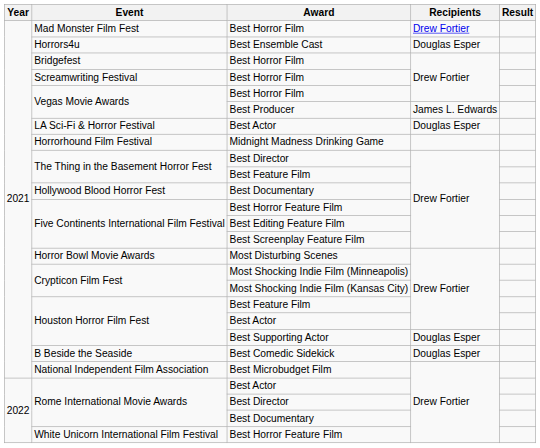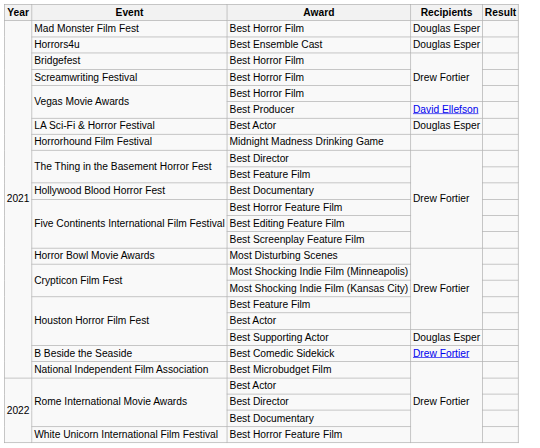(441, 28) Drew Fortier -> (447, 28) Douglas Esper
(455, 110) James L. Edwards -> (446, 110) David Ellefson
(447, 353) Douglas Esper -> (441, 353) Drew Fortier
